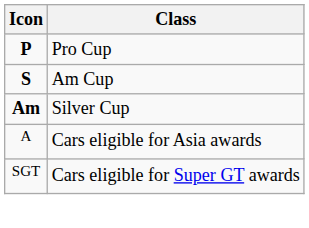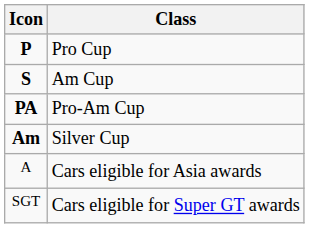+ row: (26, 108)
